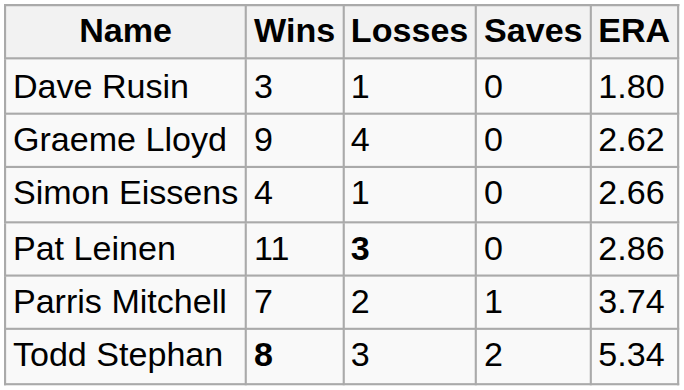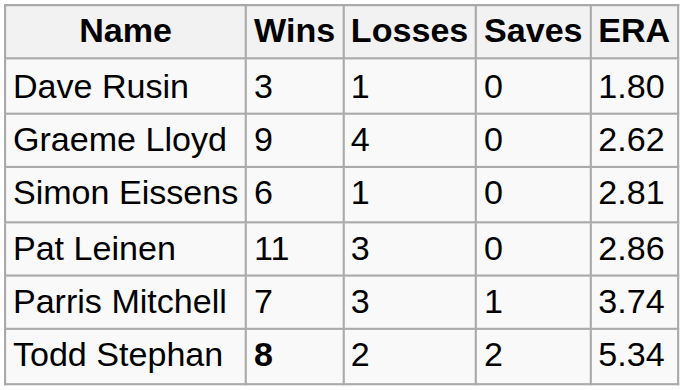(264, 193) 4 -> (264, 193) 6
(631, 193) 2.66 -> (631, 193) 2.81
(360, 247) bold -> (360, 247) normal
(360, 301) 2 -> (360, 301) 3
(360, 355) 3 -> (360, 355) 2
